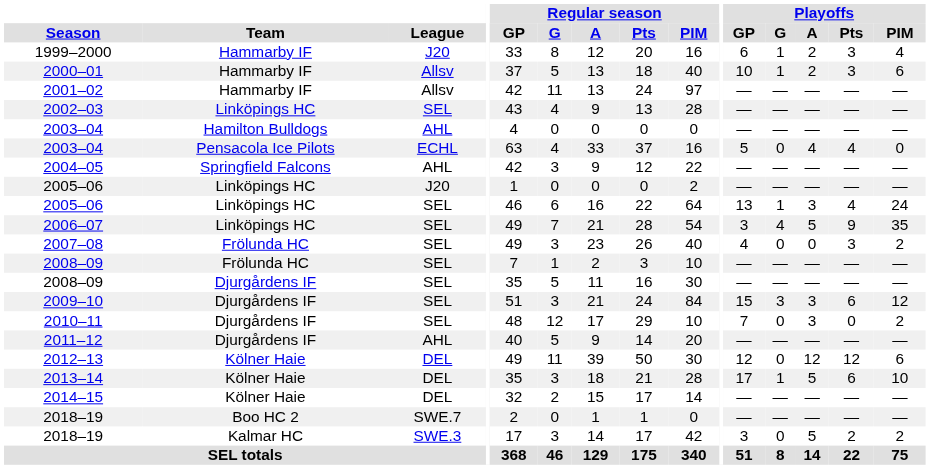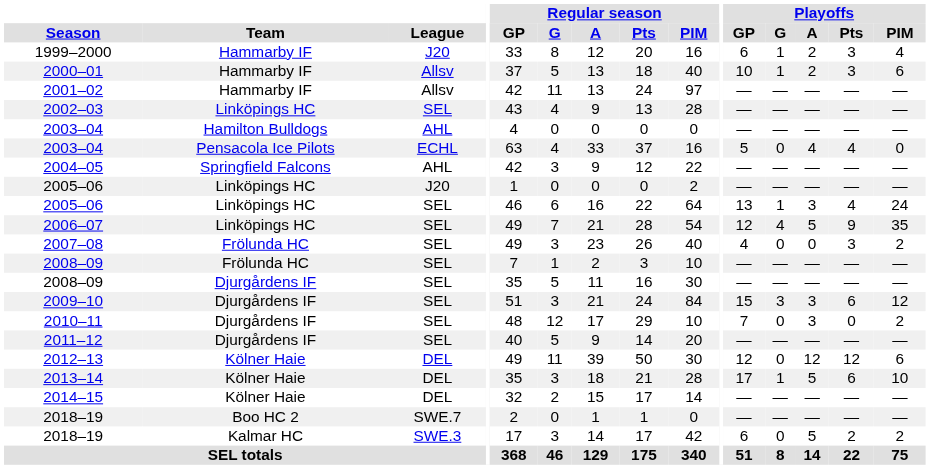(744, 224) 3 -> (744, 224) 12
(437, 340) AHL -> (437, 340) SEL
(744, 436) 3 -> (744, 436) 6
